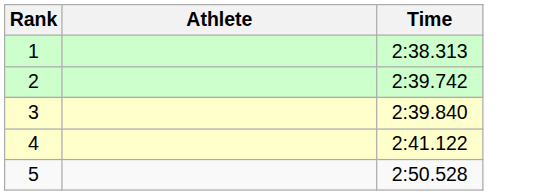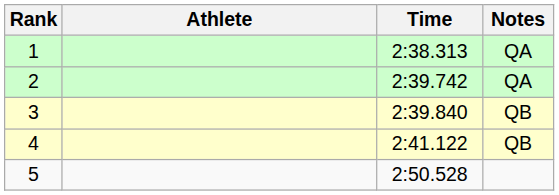+ column: (518, 19)
